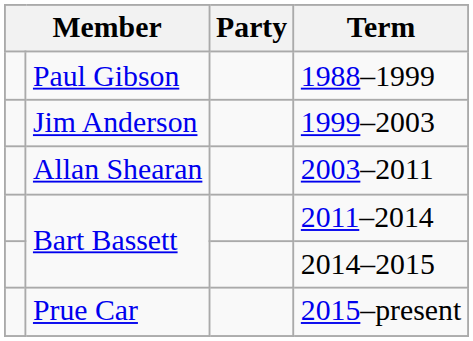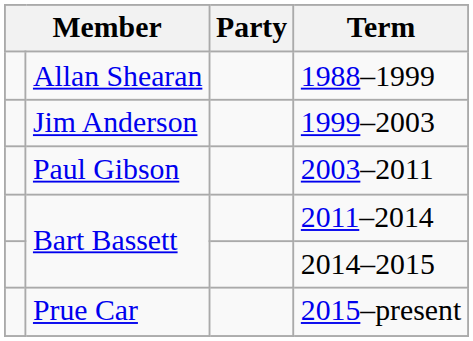(106, 75) Paul Gibson -> (118, 75) Allan Shearan
(118, 169) Allan Shearan -> (106, 169) Paul Gibson
